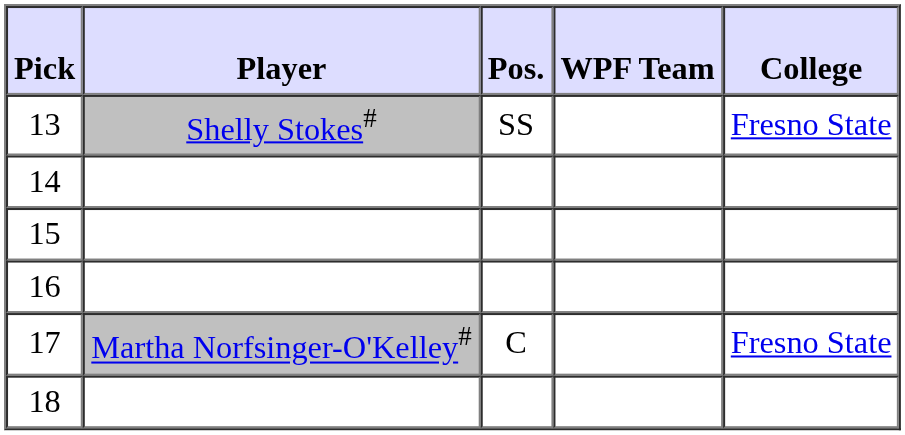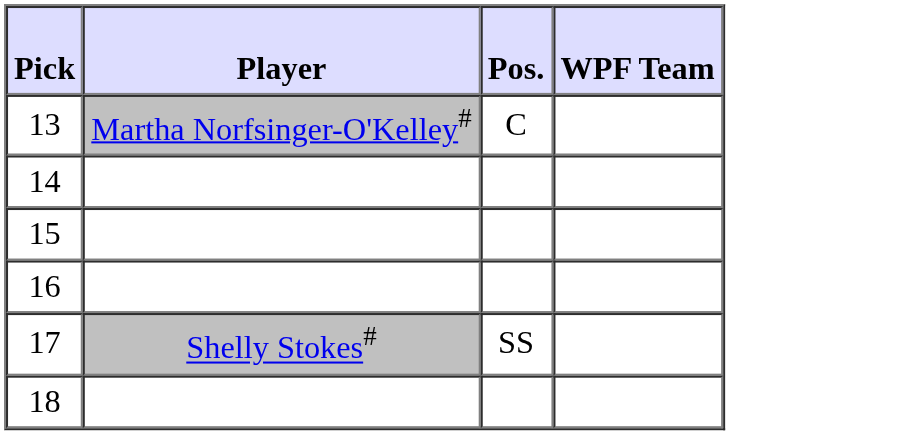- column: (811, 68)
(281, 125) Shelly Stokes# -> (281, 125) Martha Norfsinger-O'Kelley#
(516, 125) SS -> (516, 125) C
(281, 343) Martha Norfsinger-O'Kelley# -> (281, 343) Shelly Stokes#
(516, 343) C -> (516, 343) SS
